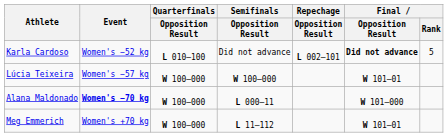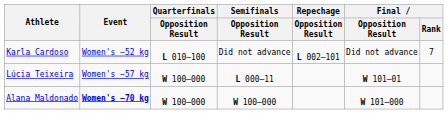(382, 52) bold -> (382, 52) normal
(431, 52) 5 -> (431, 52) 7
(255, 79) W 100–000 -> (255, 79) L 000–11
(255, 102) L 000–11 -> (255, 102) W 100–000
- row: (35, 120)
